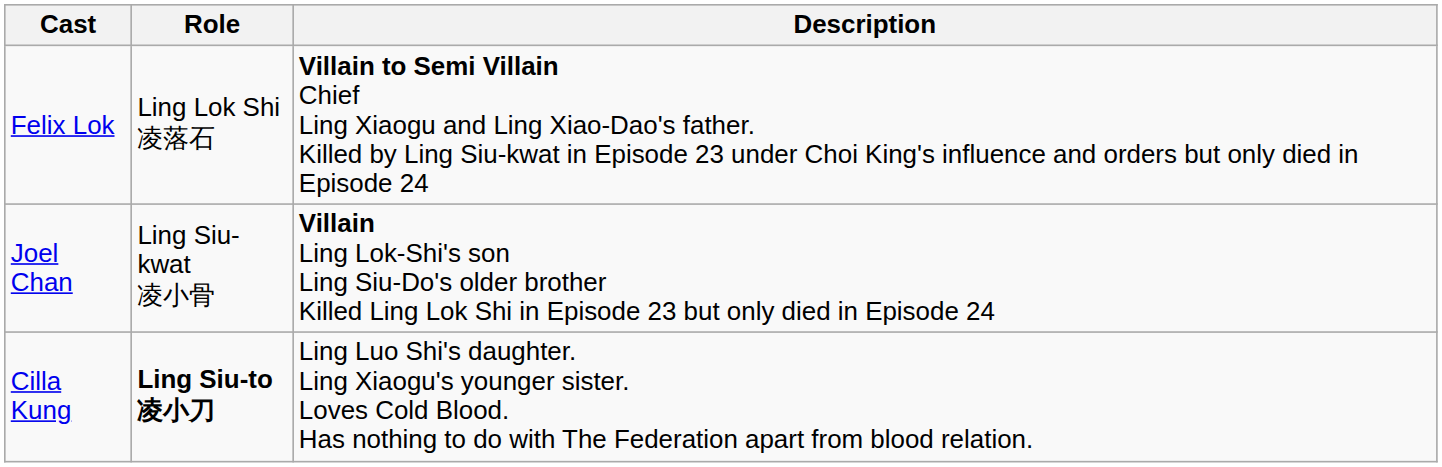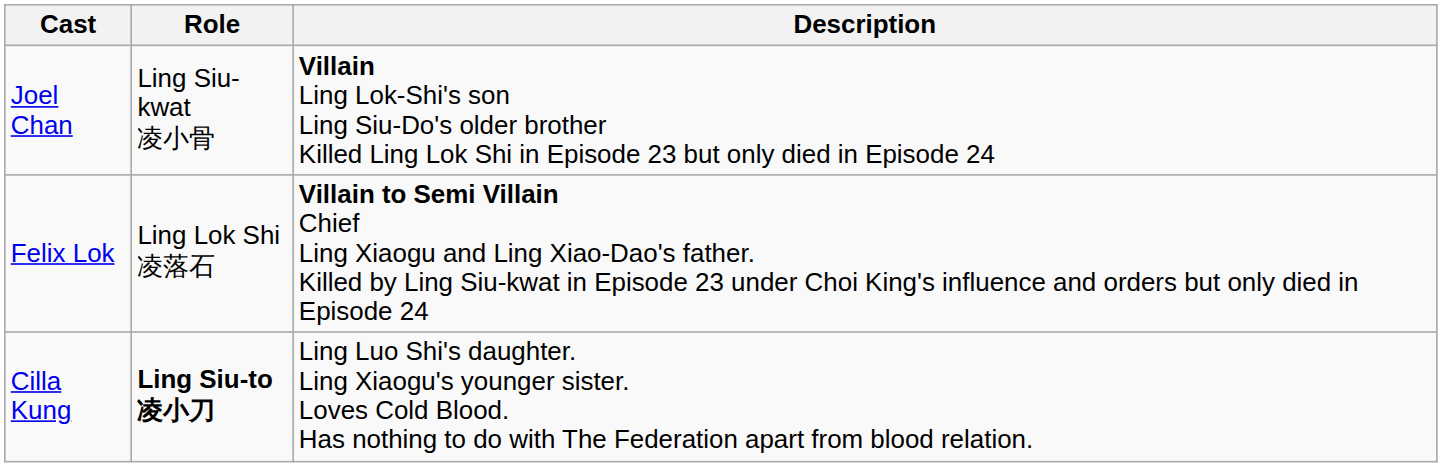rows swapped: (63, 124) <-> (42, 267)
